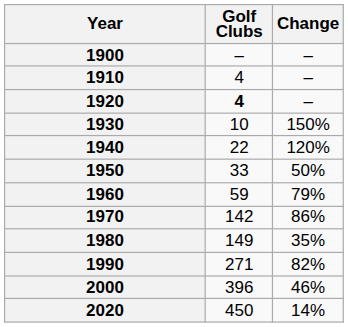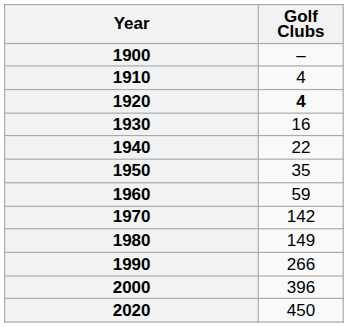- column: (308, 24)
(239, 124) 10 -> (301, 124) 16
(239, 171) 33 -> (301, 171) 35
(239, 264) 271 -> (301, 264) 266
